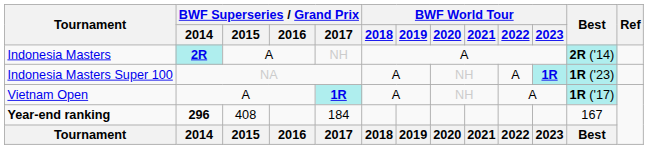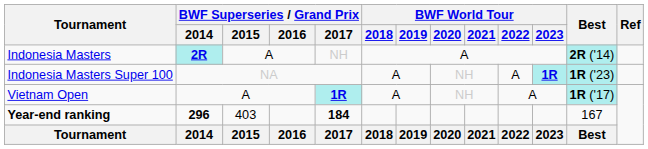(246, 115) 408 -> (246, 115) 403
(339, 115) normal -> (339, 115) bold
